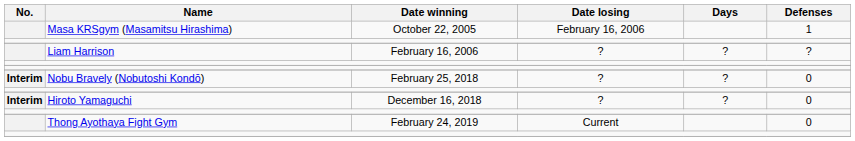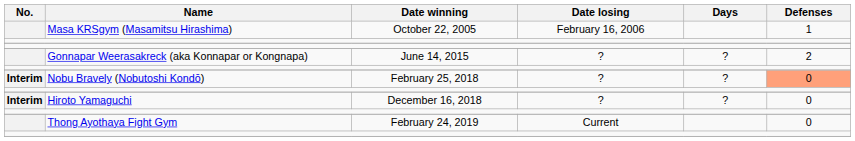- row: (81, 51)
+ row: (178, 56)
(809, 78) no background -> (809, 78) lightsalmon background
